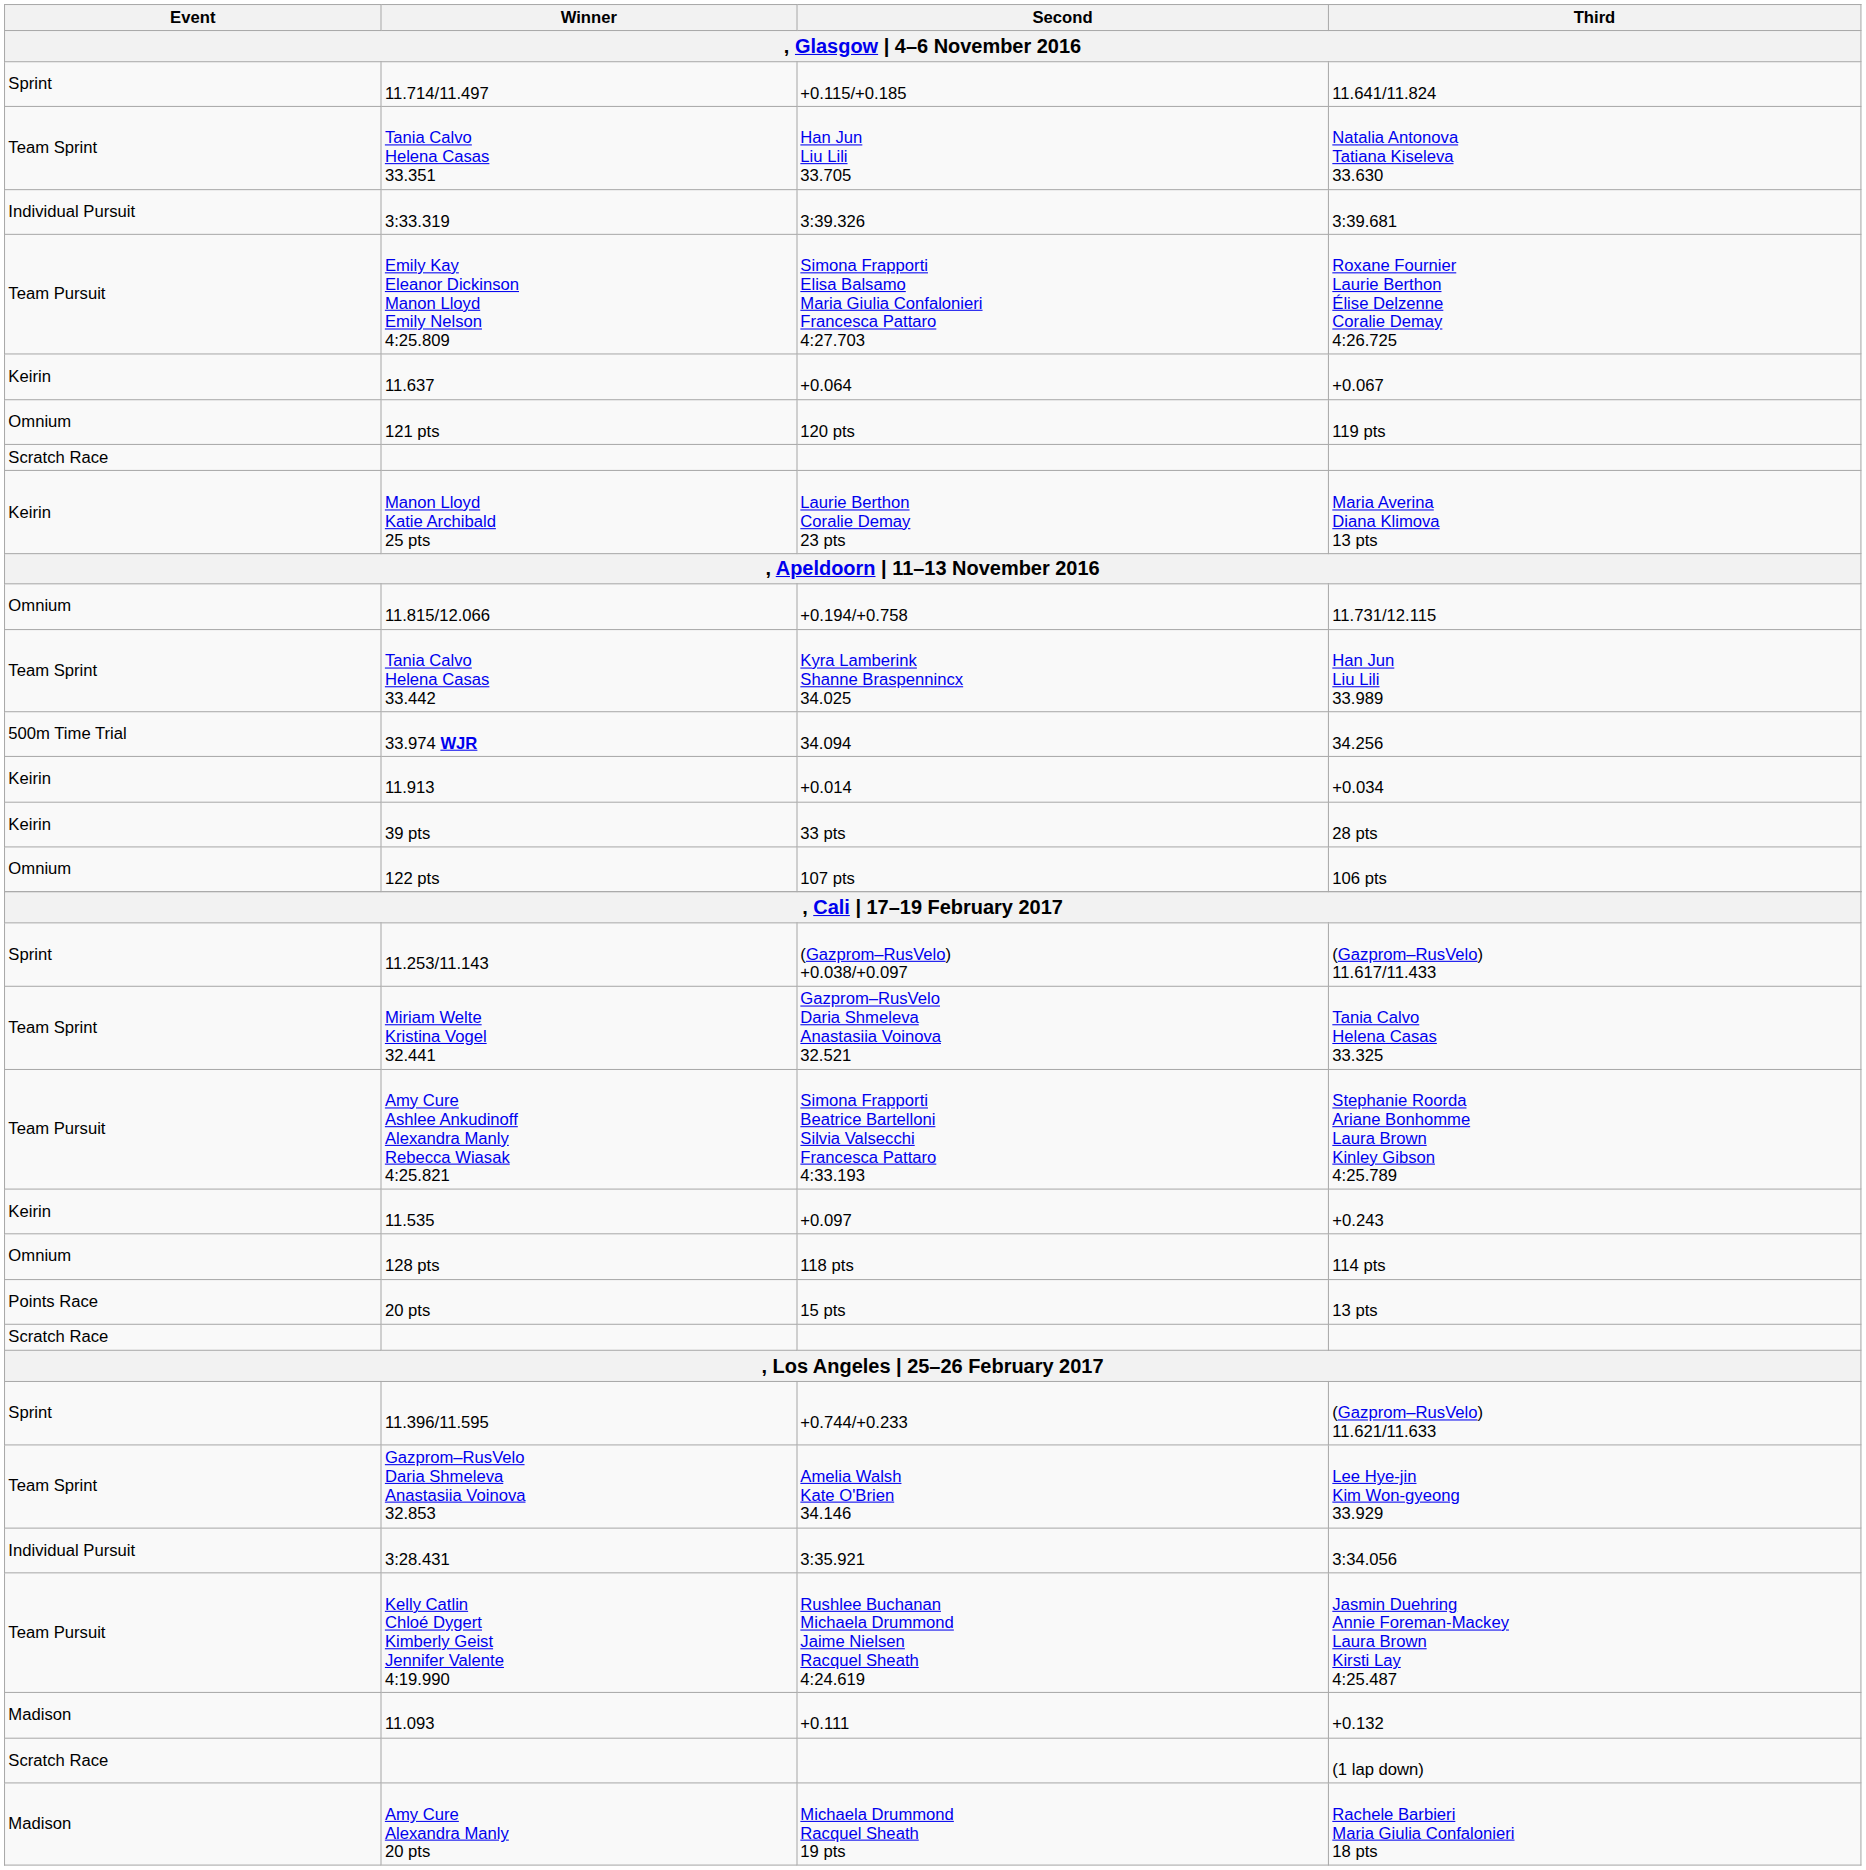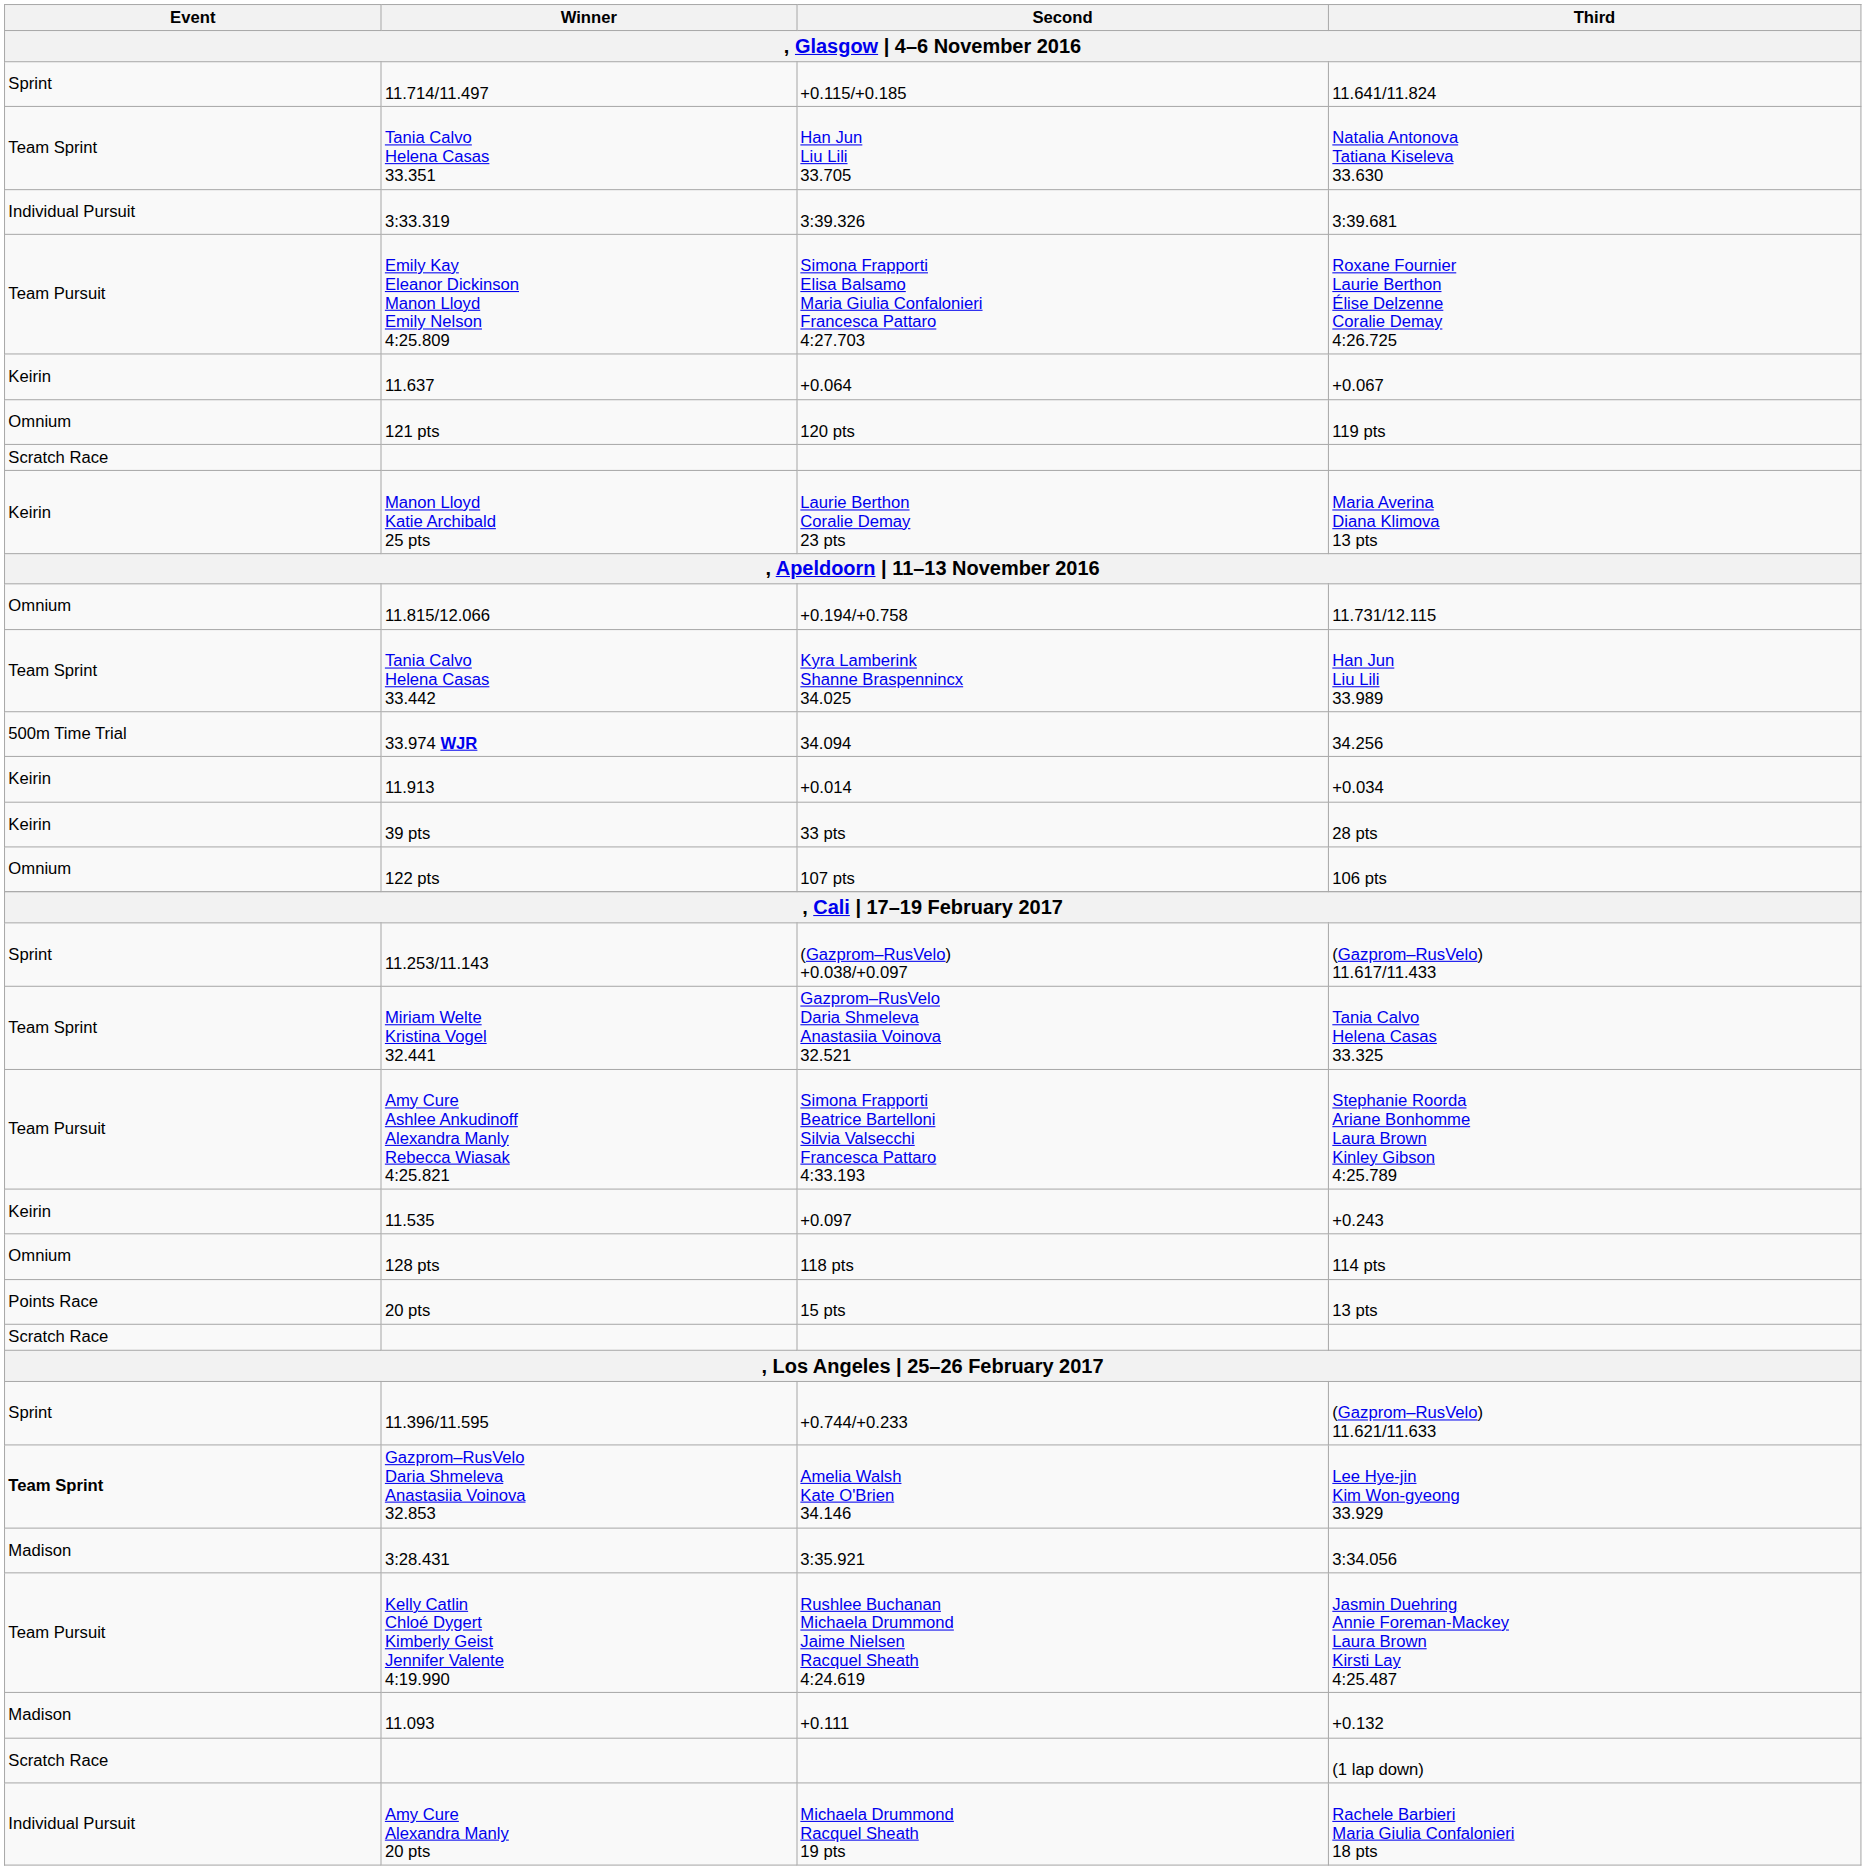(53, 1486) normal -> (56, 1486) bold
(72, 1550) Individual Pursuit -> (40, 1550) Madison
(40, 1824) Madison -> (72, 1824) Individual Pursuit
